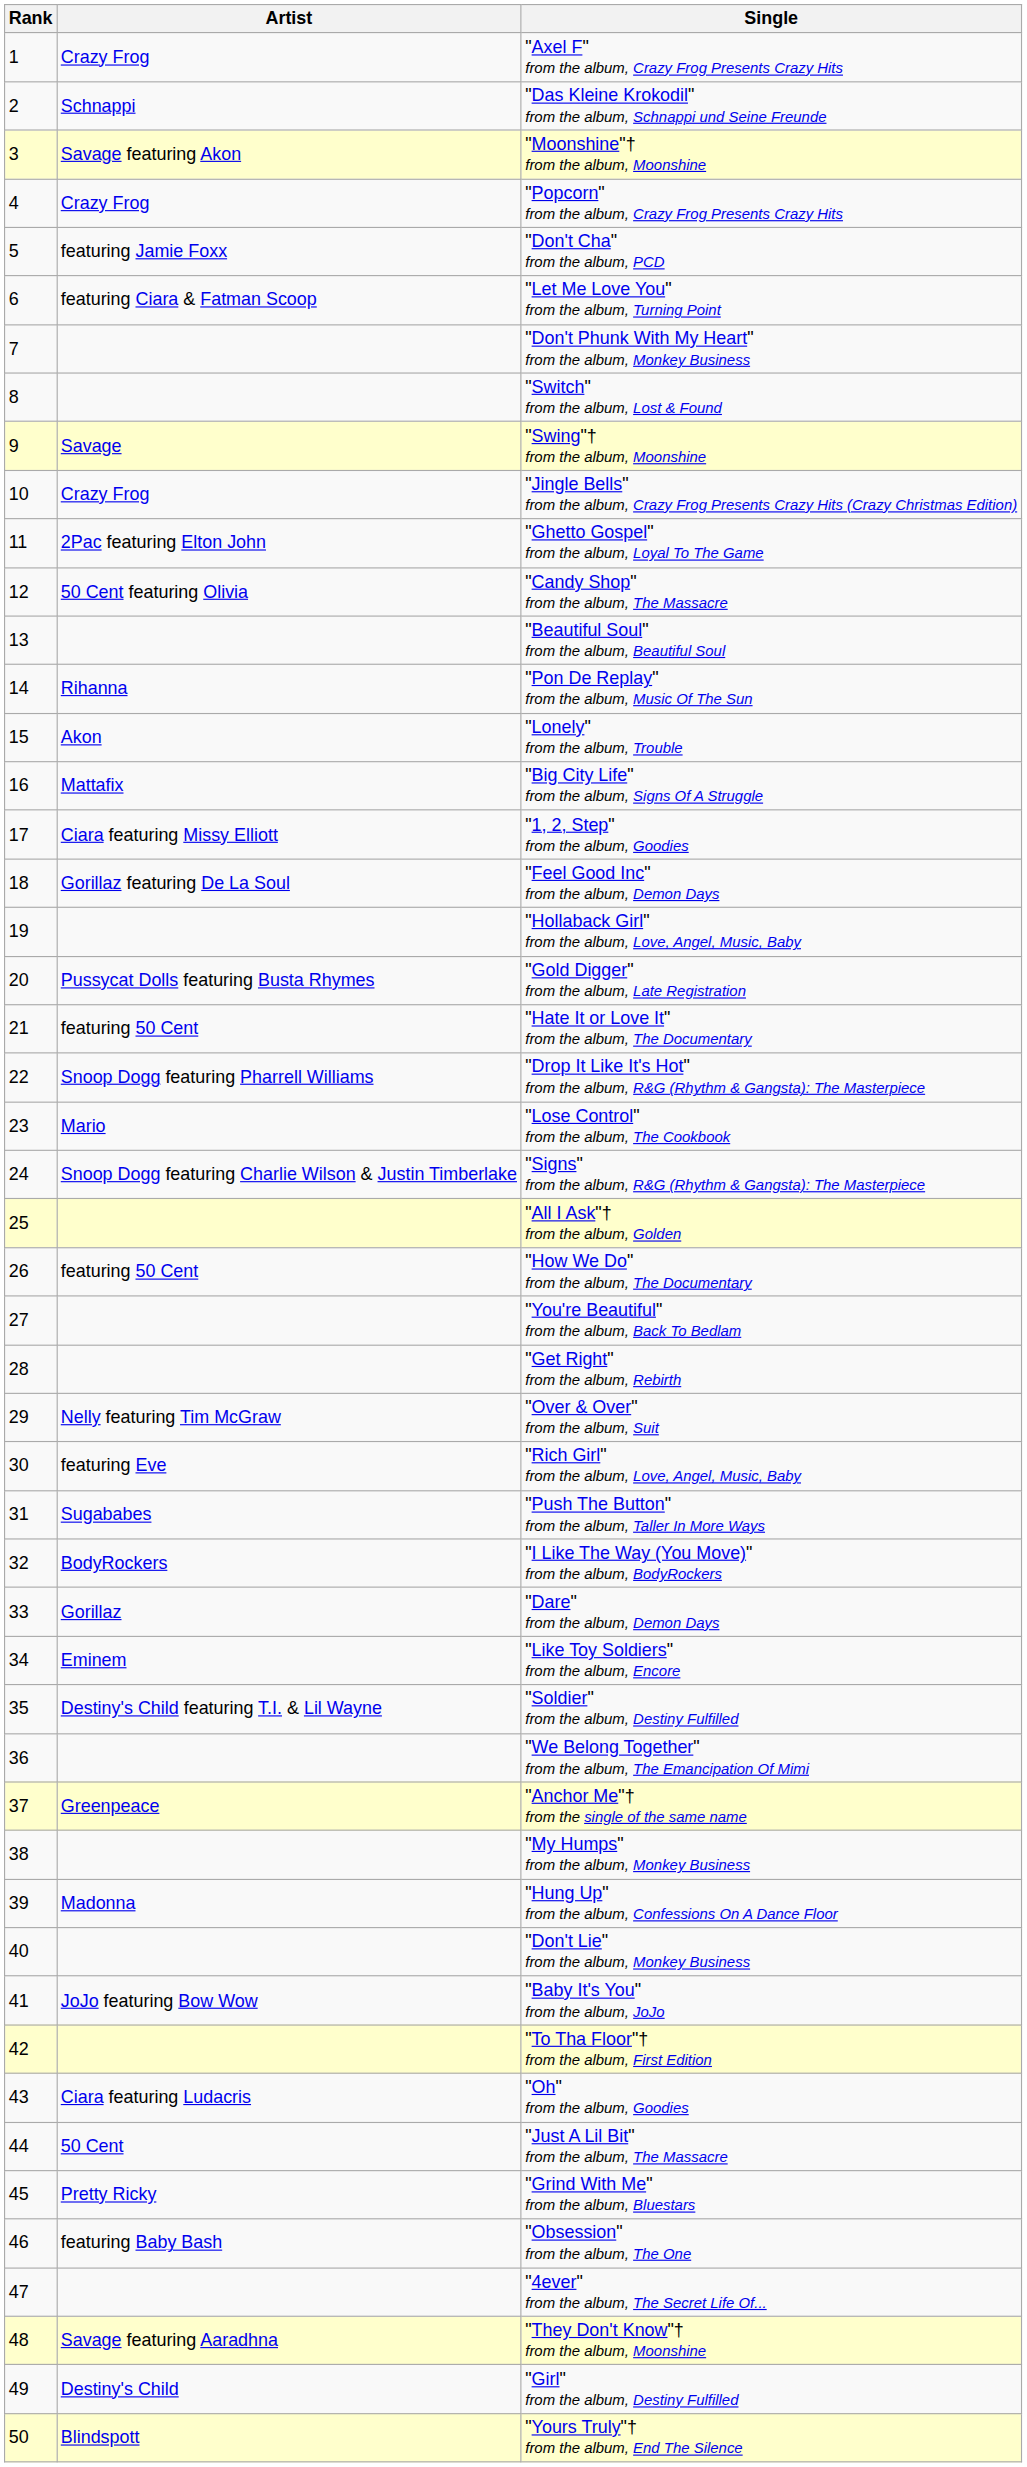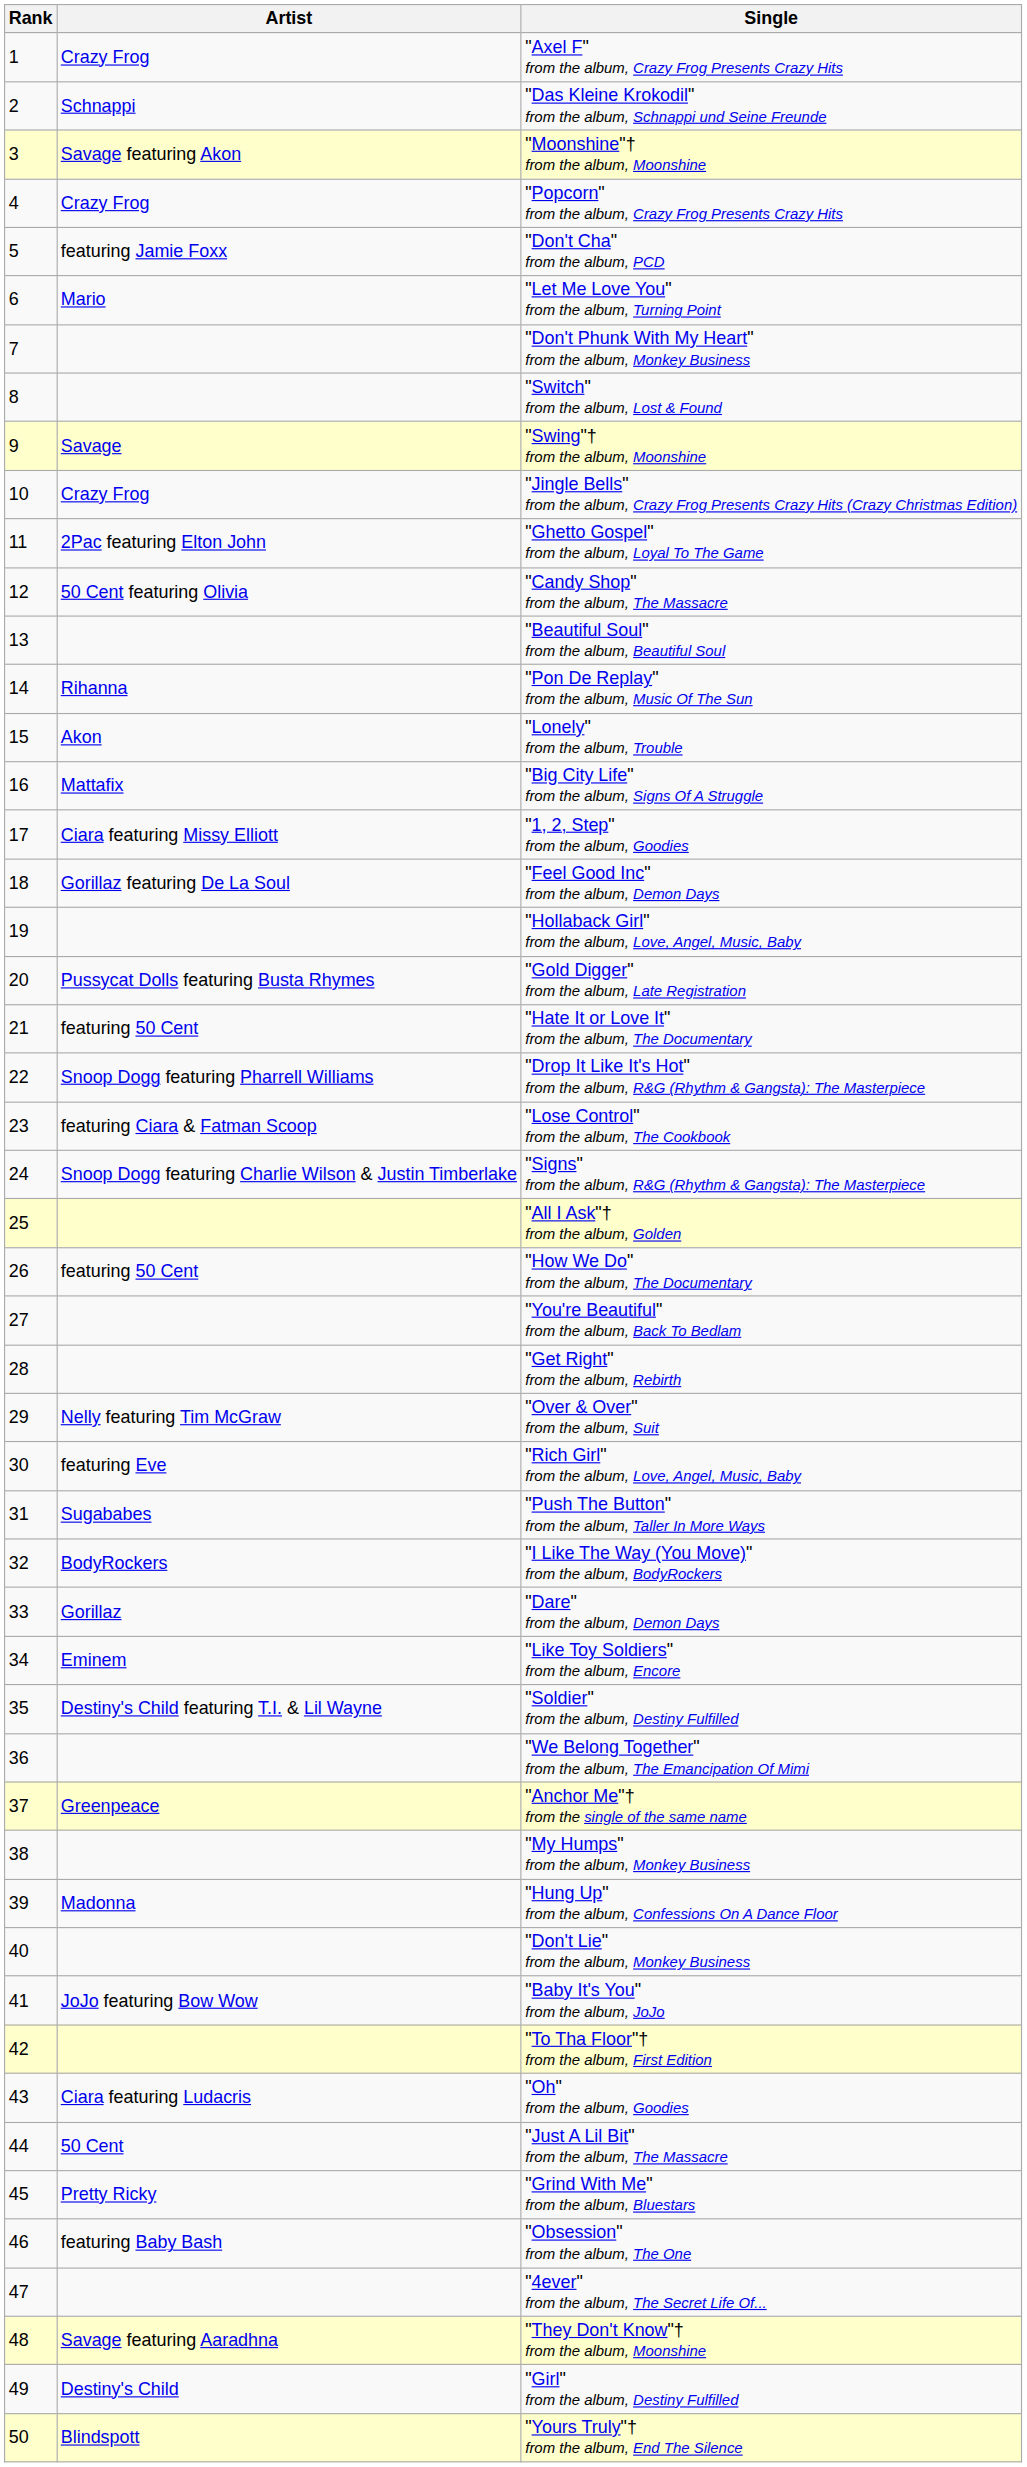(189, 300) featuring Ciara & Fatman Scoop -> (83, 300) Mario
(83, 1125) Mario -> (189, 1125) featuring Ciara & Fatman Scoop
